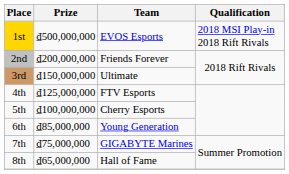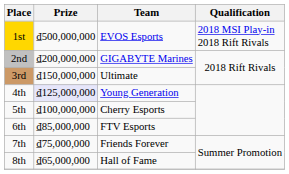(134, 59) Friends Forever -> (146, 59) GIGABYTE Marines
(66, 93) no background -> (66, 93) lavender background
(128, 93) FTV Esports -> (139, 93) Young Generation
(139, 127) Young Generation -> (128, 127) FTV Esports
(146, 144) GIGABYTE Marines -> (134, 144) Friends Forever
